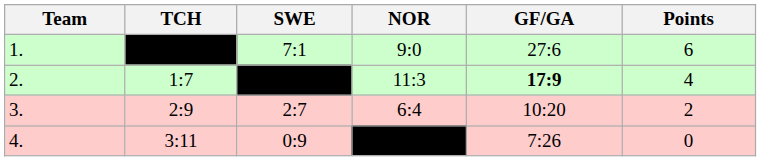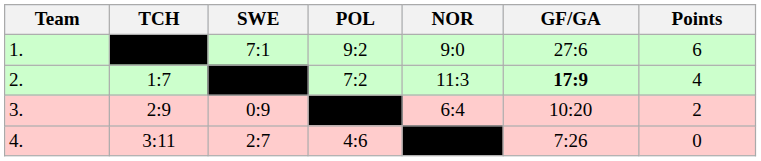+ column: (355, 19)
(295, 110) 2:7 -> (258, 110) 0:9
(295, 140) 0:9 -> (258, 140) 2:7
